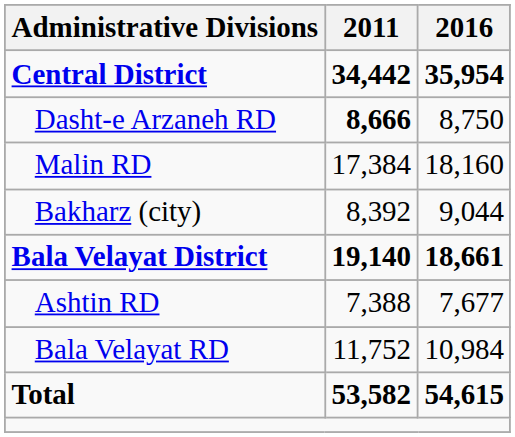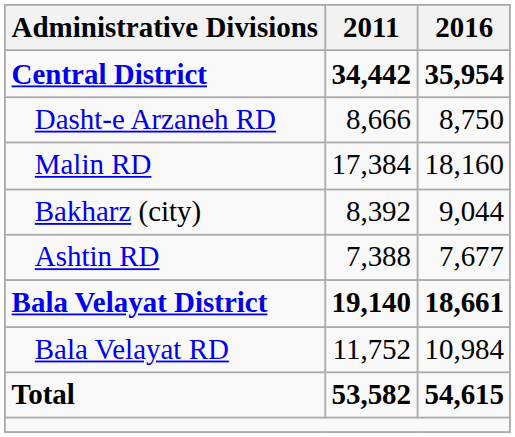(379, 119) bold -> (379, 119) normal
rows swapped: (139, 257) <-> (97, 303)
